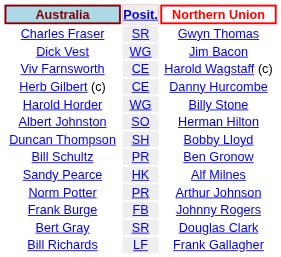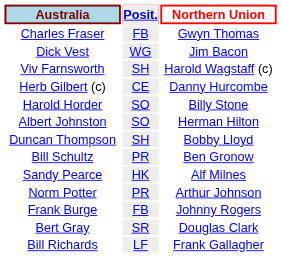(141, 34) SR -> (141, 34) FB
(141, 69) CE -> (141, 69) SH
(141, 104) WG -> (141, 104) SO
